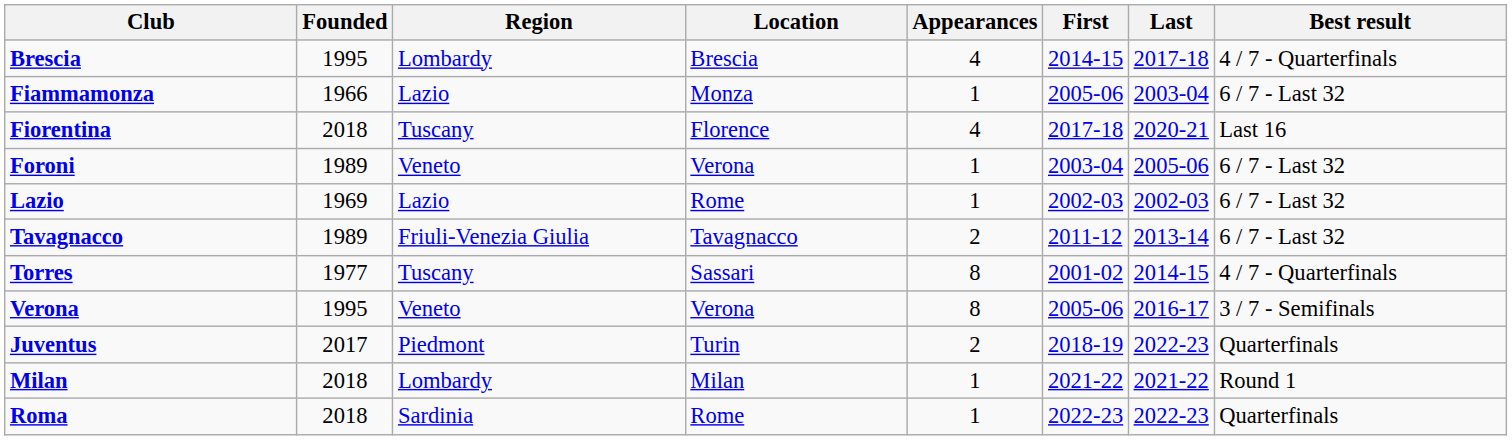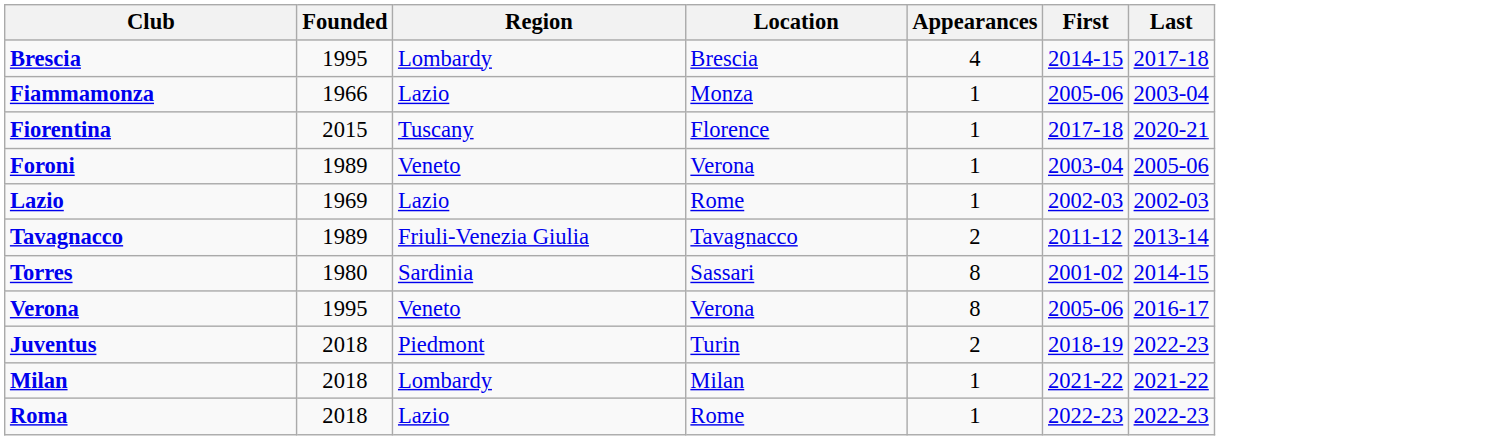- column: (1360, 22)
(345, 129) 2018 -> (345, 129) 2015
(975, 129) 4 -> (975, 129) 1
(345, 272) 1977 -> (345, 272) 1980
(436, 272) Tuscany -> (436, 272) Sardinia
(345, 344) 2017 -> (345, 344) 2018
(436, 415) Sardinia -> (424, 415) Lazio
